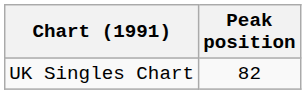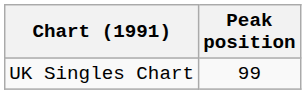(249, 74) 82 -> (249, 74) 99
